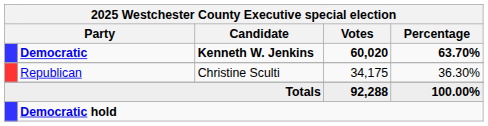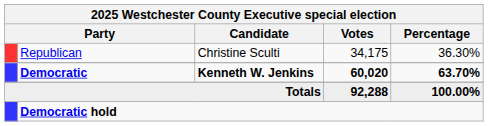rows swapped: (54, 53) <-> (51, 73)
